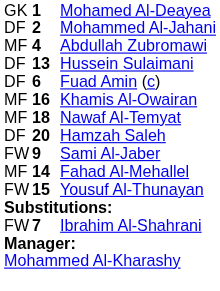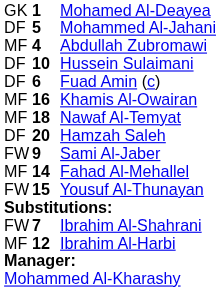(37, 28) 2 -> (37, 28) 5
(41, 64) 13 -> (41, 64) 10
+ row: (118, 243)
